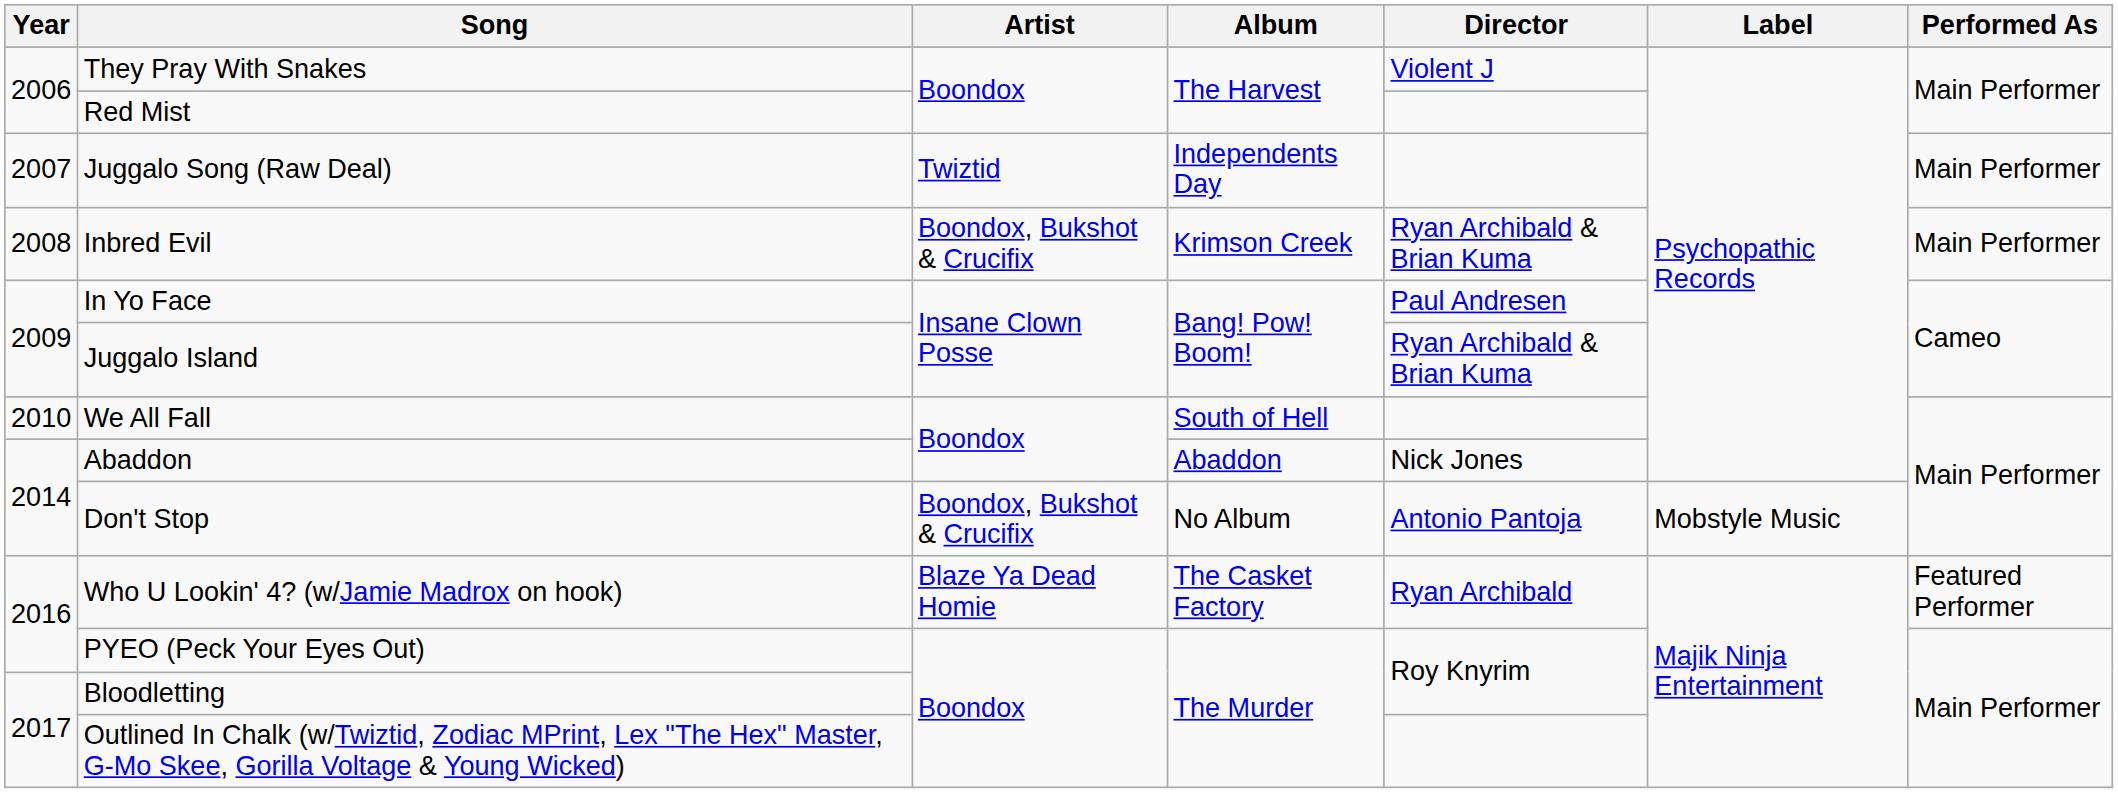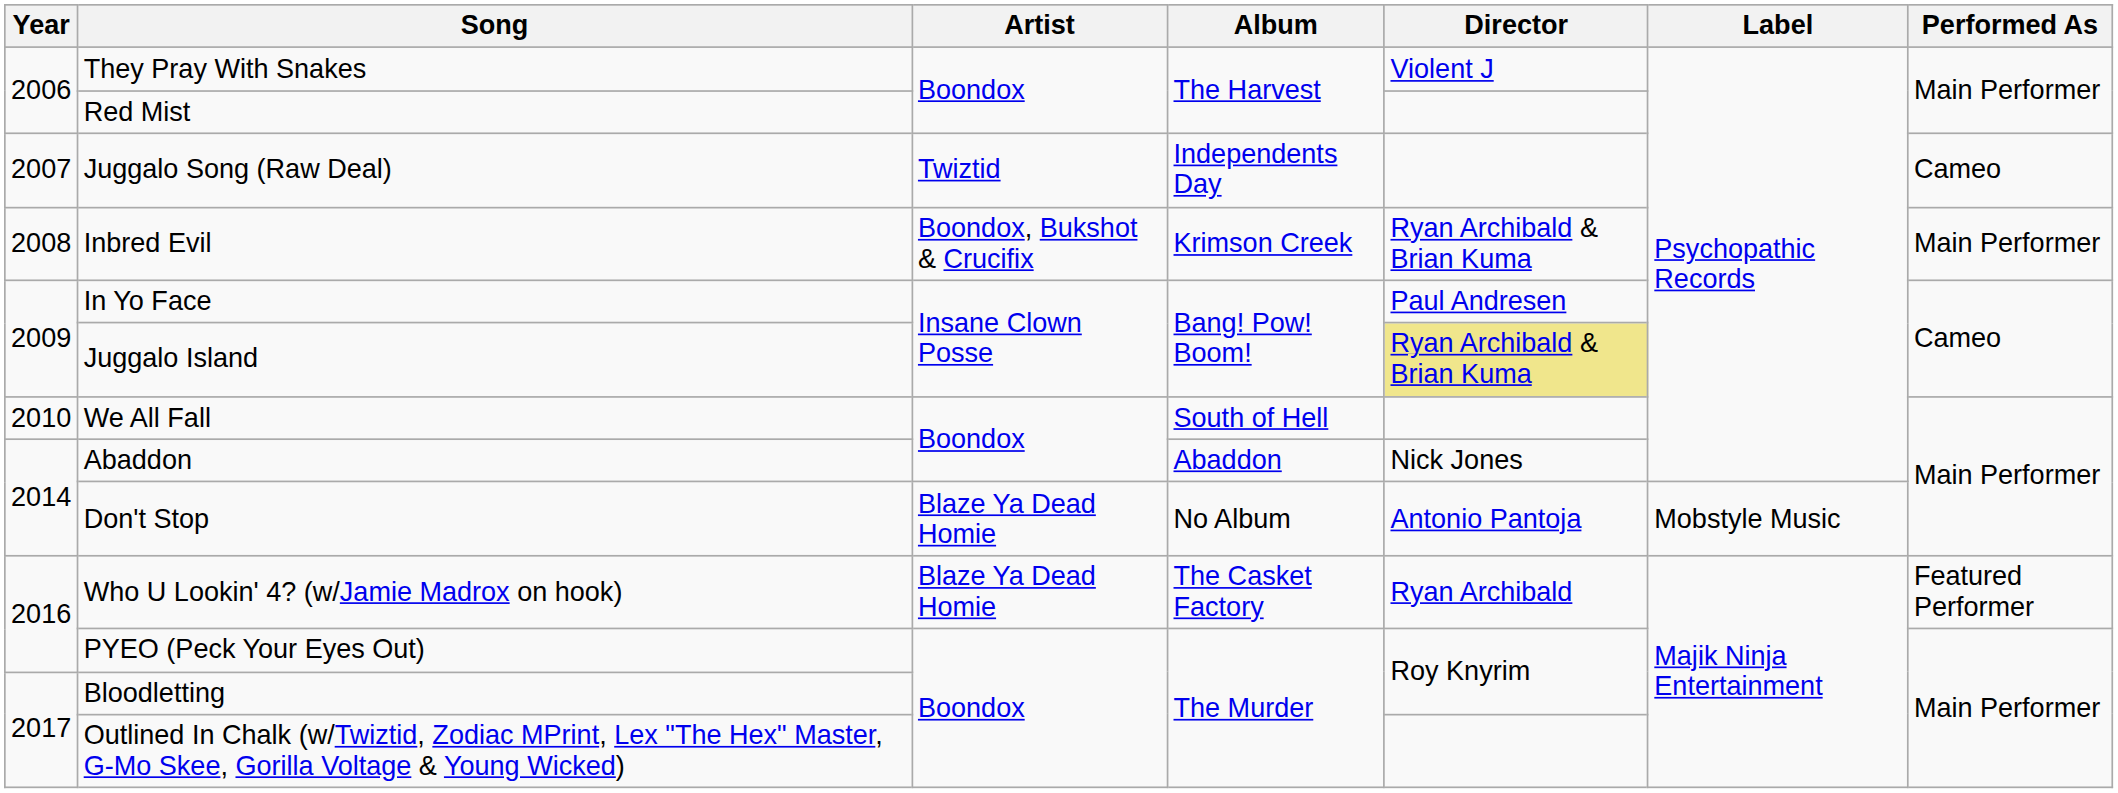(2007, 169) Main Performer -> (1957, 169) Cameo
(1494, 359) no background -> (1494, 359) khaki background
(1028, 518) Boondox, Bukshot & Crucifix -> (1007, 518) Blaze Ya Dead Homie
